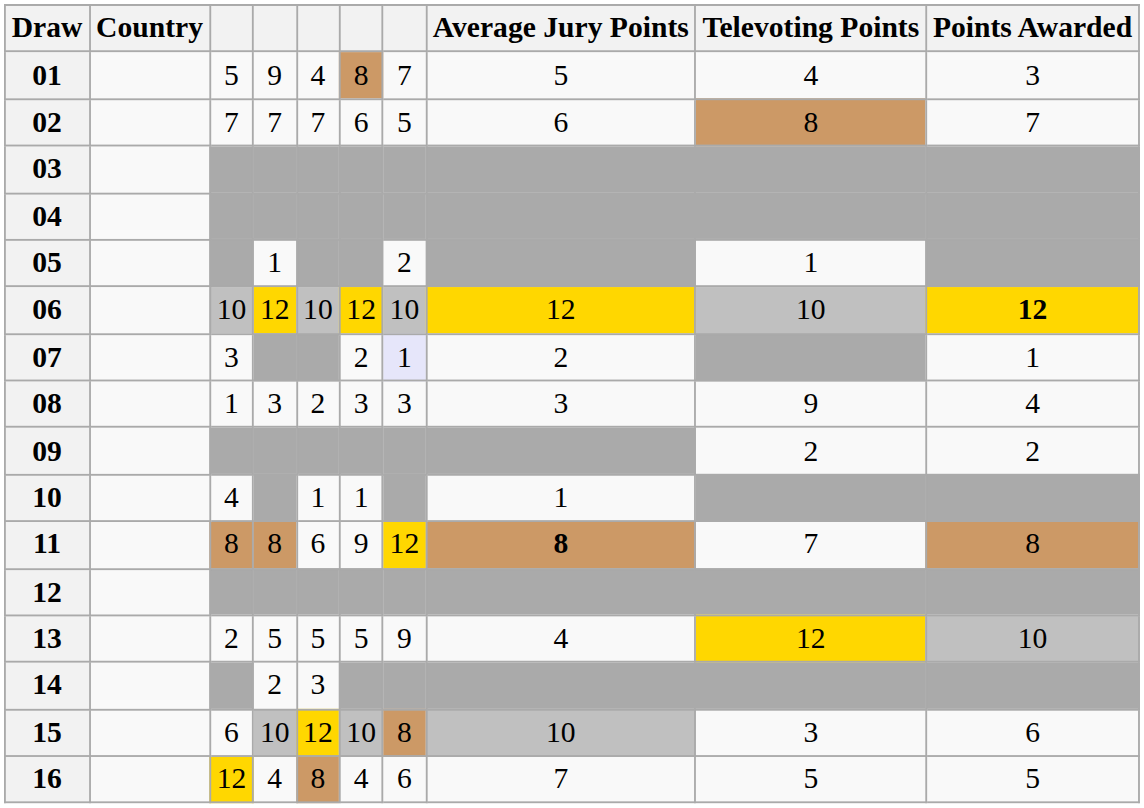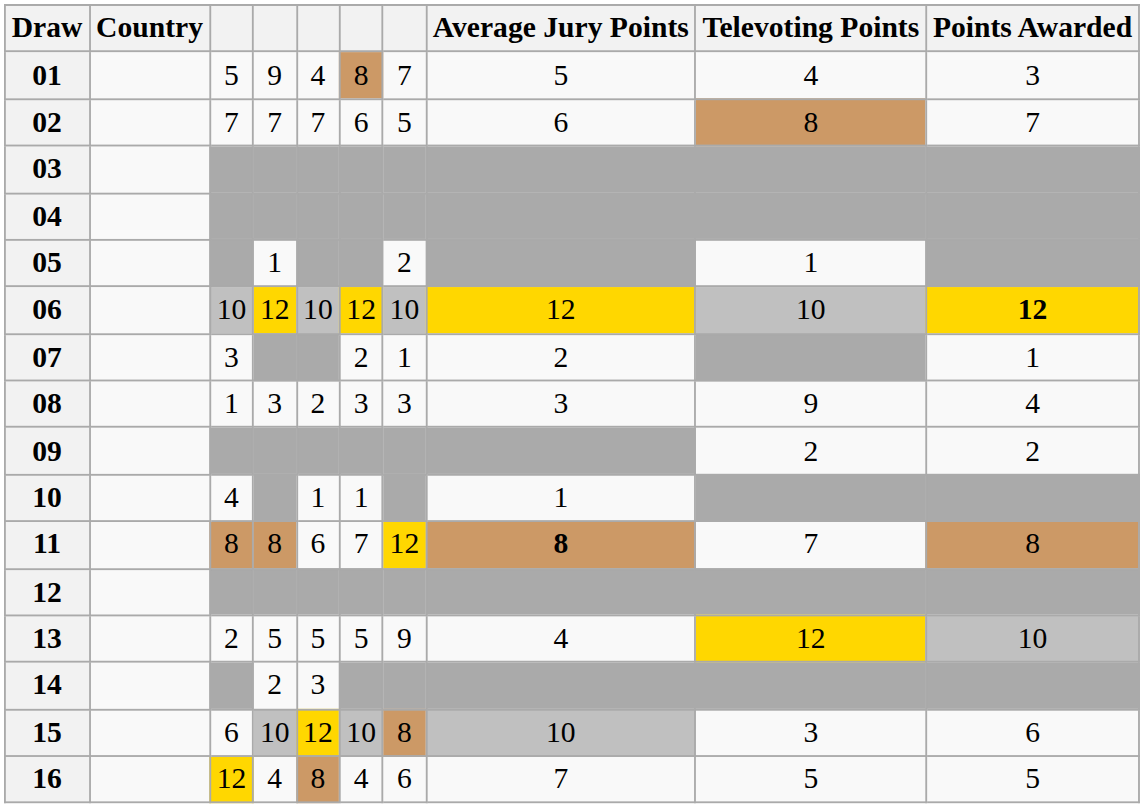(404, 356) lavender background -> (404, 356) no background
(361, 544) 9 -> (361, 544) 7
